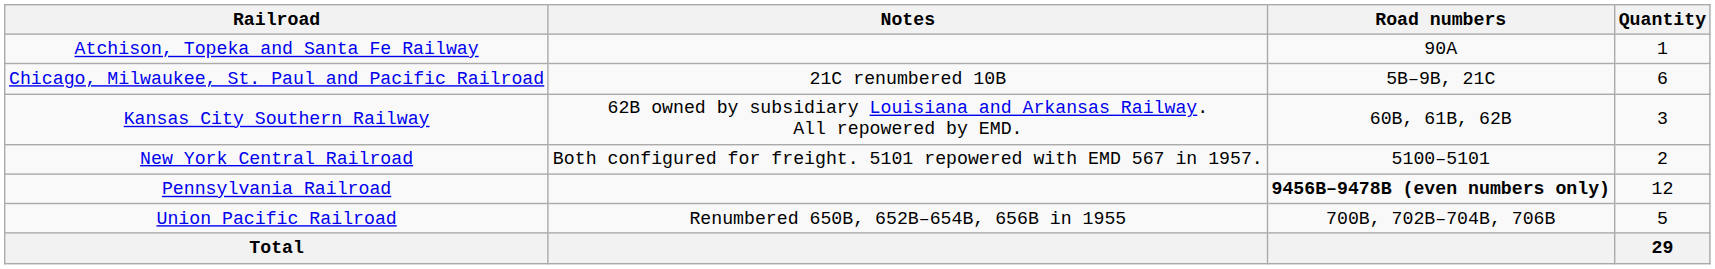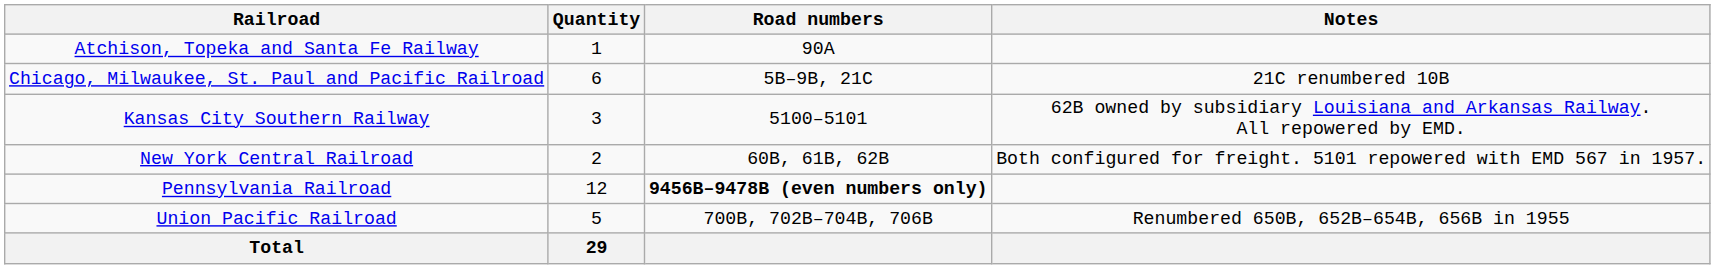columns swapped: (1662, 20) <-> (908, 20)
(1441, 119) 60B, 61B, 62B -> (818, 119) 5100–5101
(1441, 159) 5100–5101 -> (818, 159) 60B, 61B, 62B
